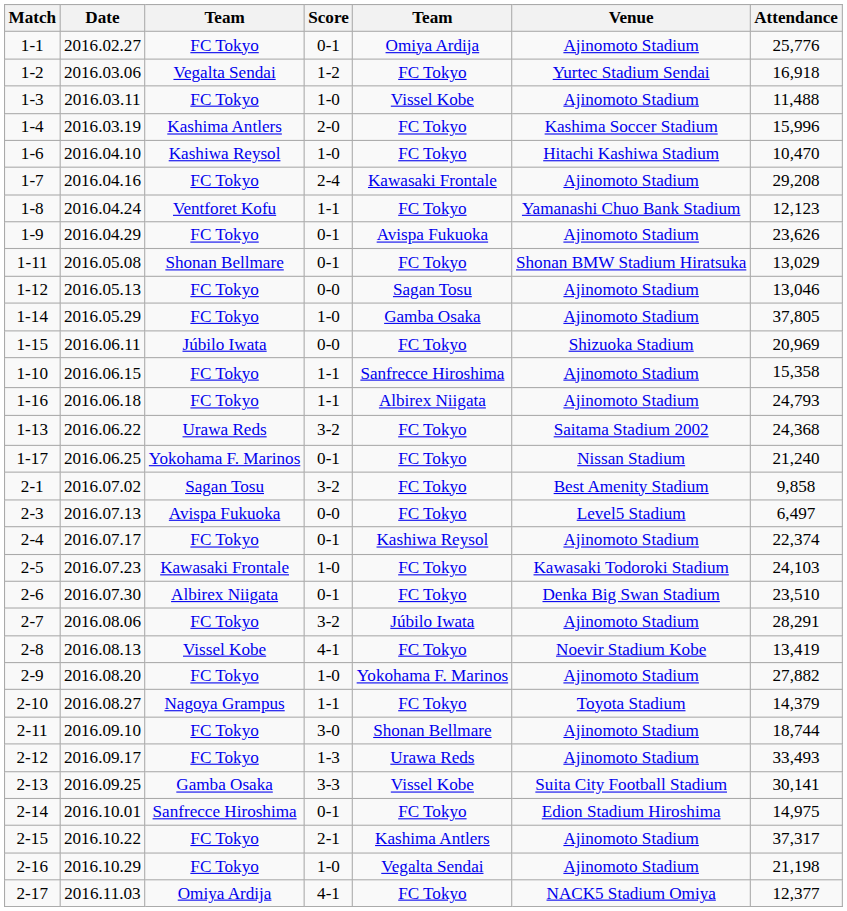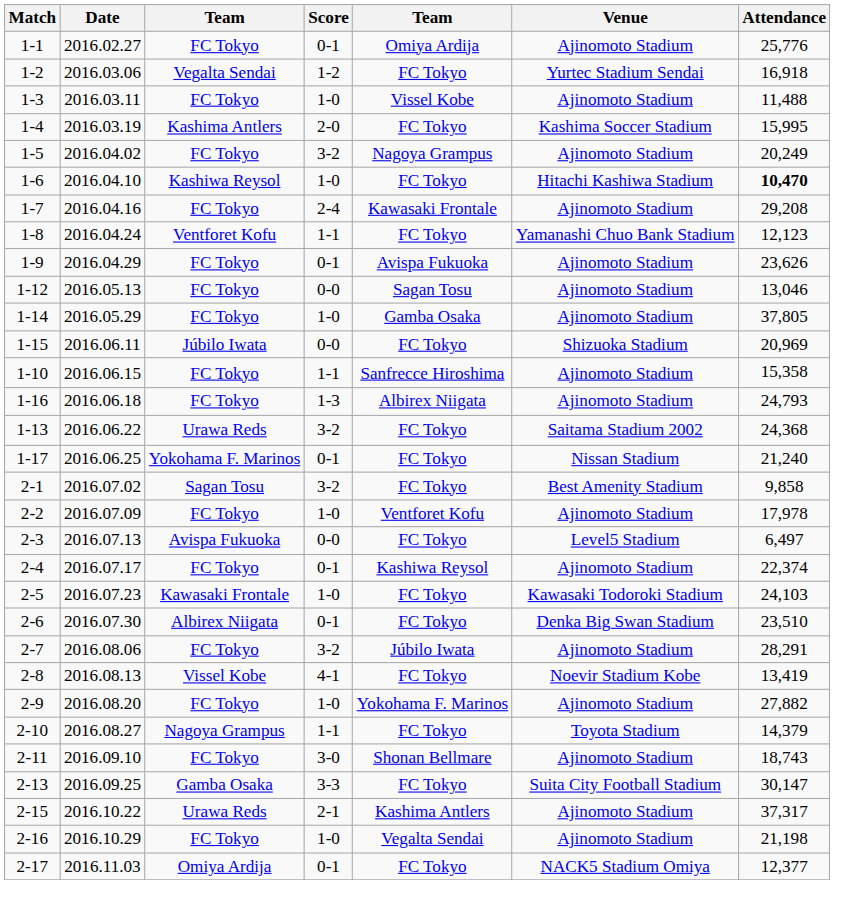(796, 126) 15,996 -> (784, 126) 15,995
+ row: (32, 153)
(796, 153) normal -> (784, 180) bold
- row: (32, 262)
(328, 401) 1-1 -> (328, 401) 1-3
+ row: (32, 513)
(796, 730) 18,744 -> (784, 757) 18,743
- row: (32, 757)
(432, 784) Vissel Kobe -> (432, 784) FC Tokyo
(796, 784) 30,141 -> (784, 784) 30,147
- row: (32, 811)
(225, 839) FC Tokyo -> (225, 811) Urawa Reds
(328, 893) 4-1 -> (328, 866) 0-1
